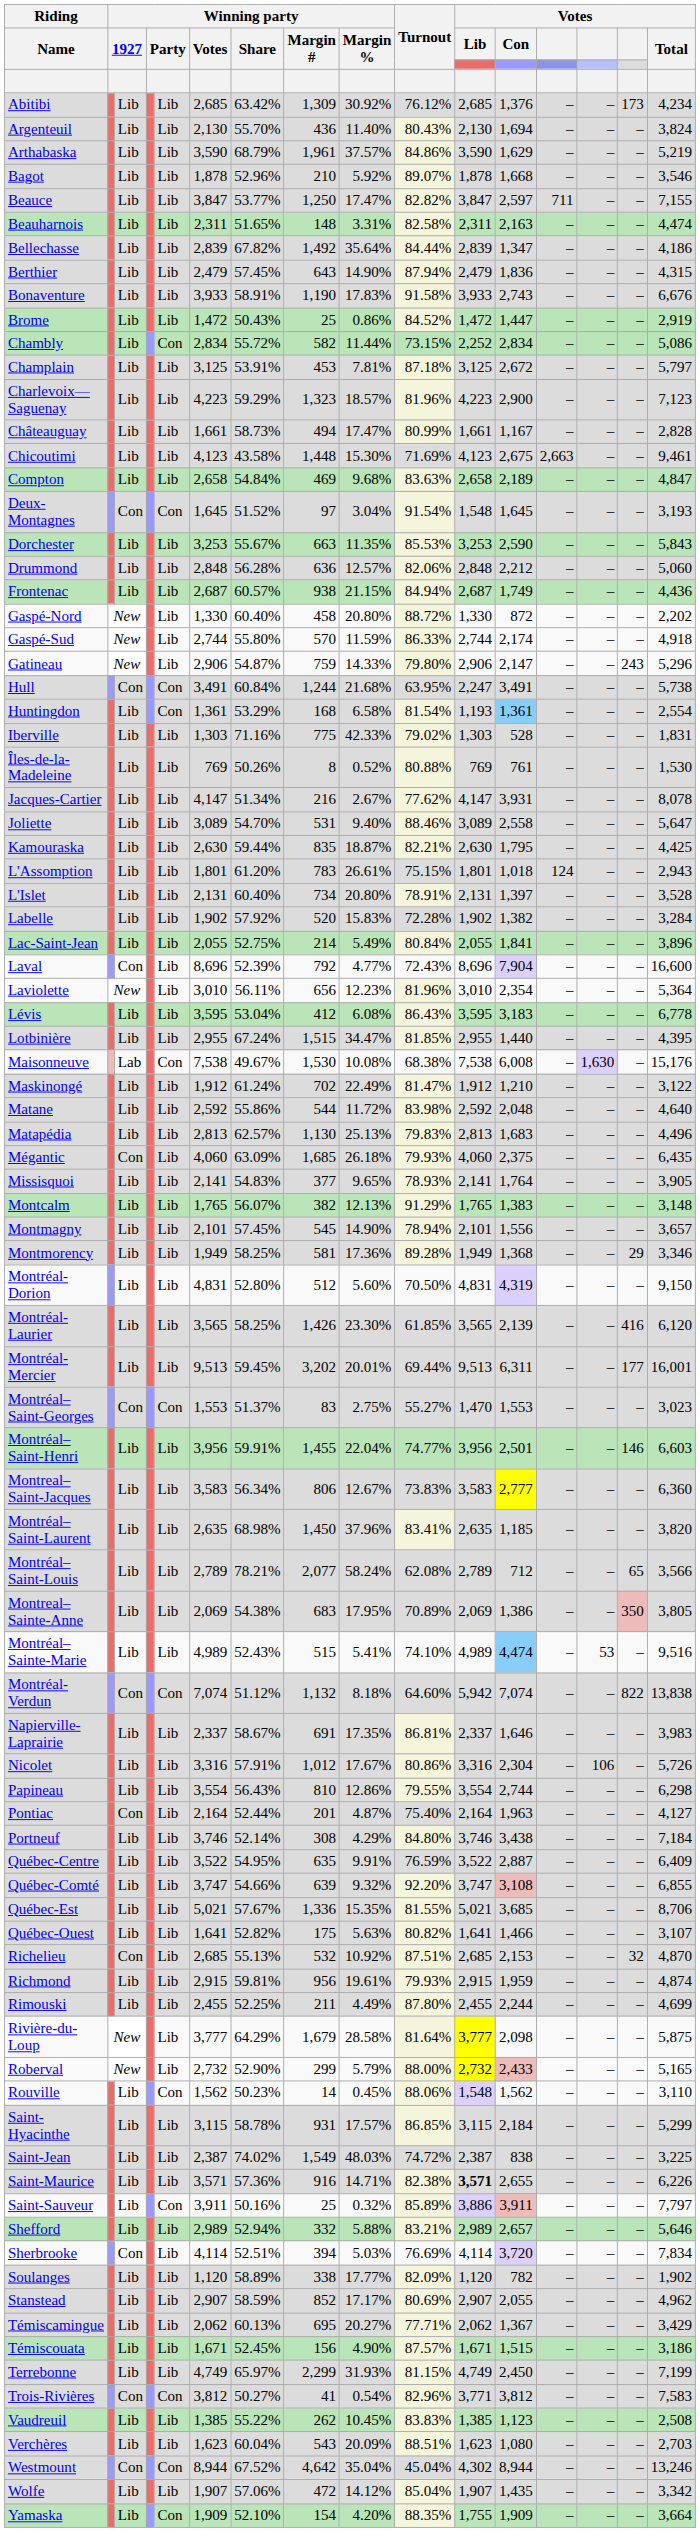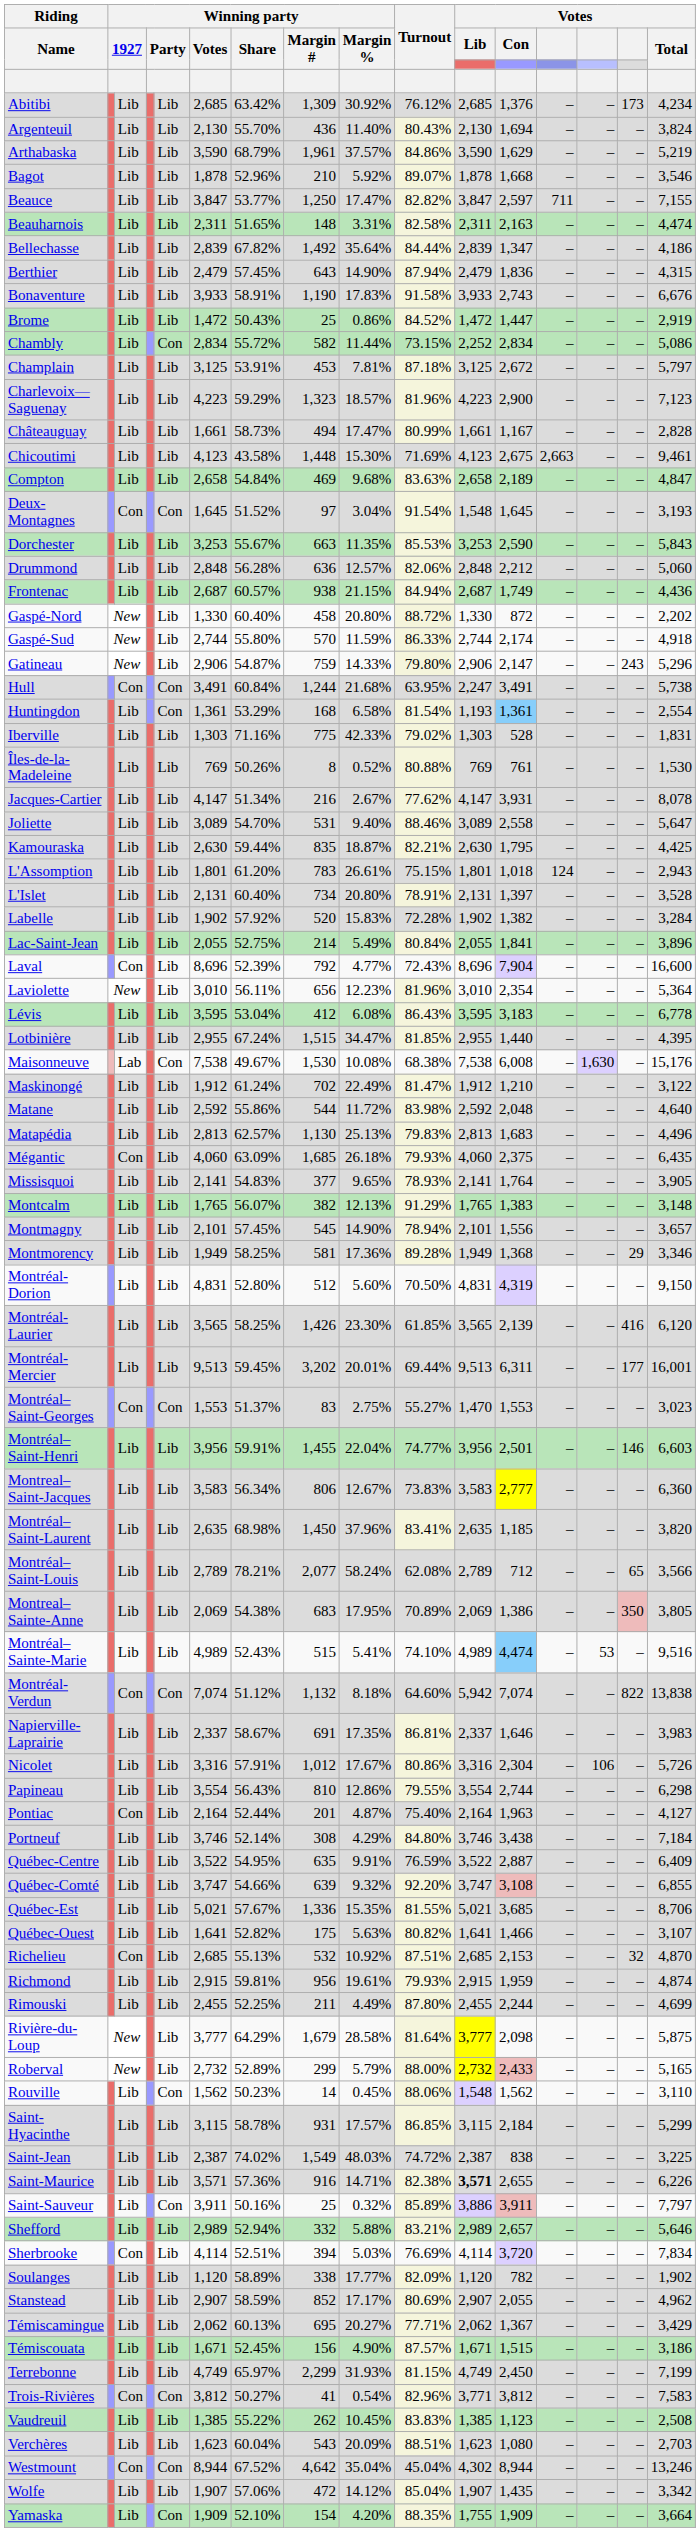(257, 2069) 52.90% -> (257, 2069) 52.89%
